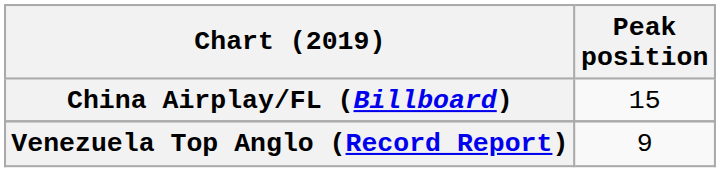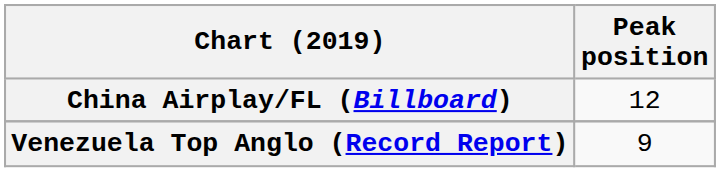(645, 100) 15 -> (645, 100) 12
